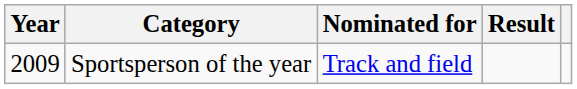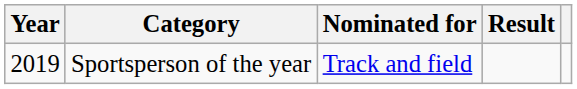(35, 63) 2009 -> (35, 63) 2019
